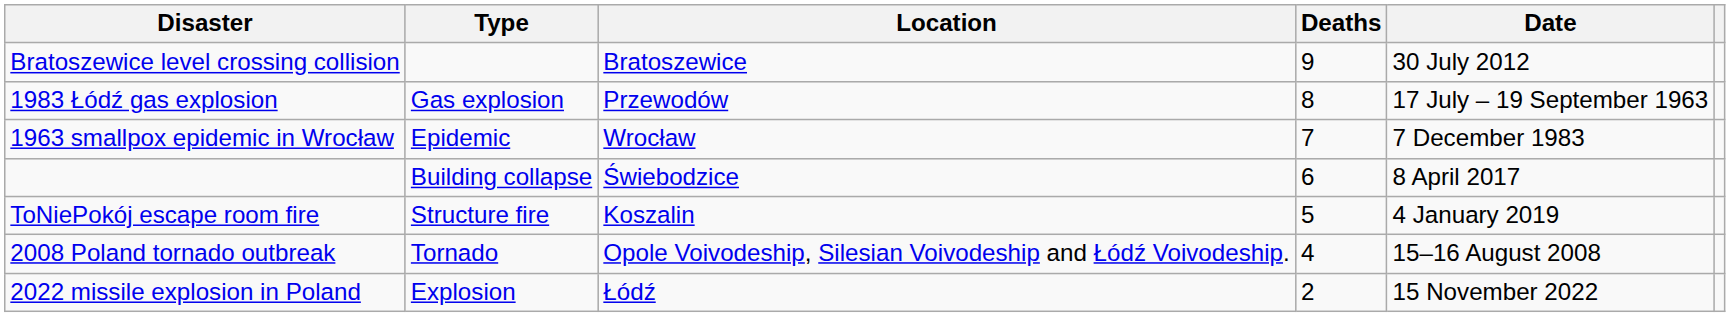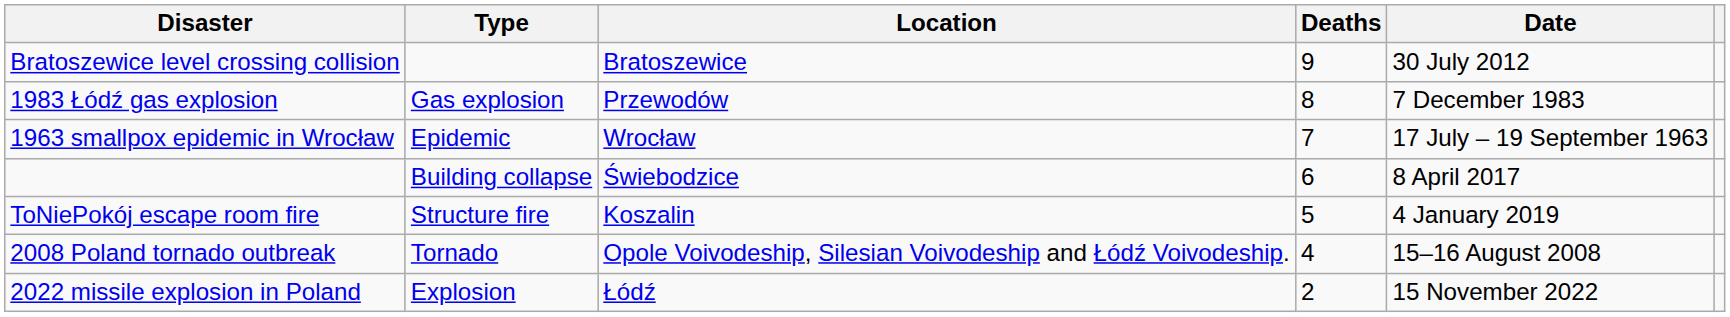(1550, 100) 17 July – 19 September 1963 -> (1489, 100) 7 December 1983
(1489, 138) 7 December 1983 -> (1550, 138) 17 July – 19 September 1963
